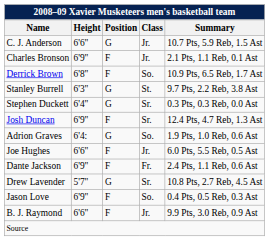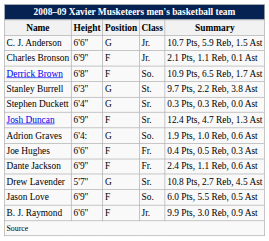(146, 151) Jr. -> (147, 151) Fr.
(212, 151) 6.0 Pts, 5.5 Reb, 0.5 Ast -> (212, 151) 0.4 Pts, 0.5 Reb, 0.3 Ast
(212, 197) 0.4 Pts, 0.5 Reb, 0.3 Ast -> (212, 197) 6.0 Pts, 5.5 Reb, 0.5 Ast
